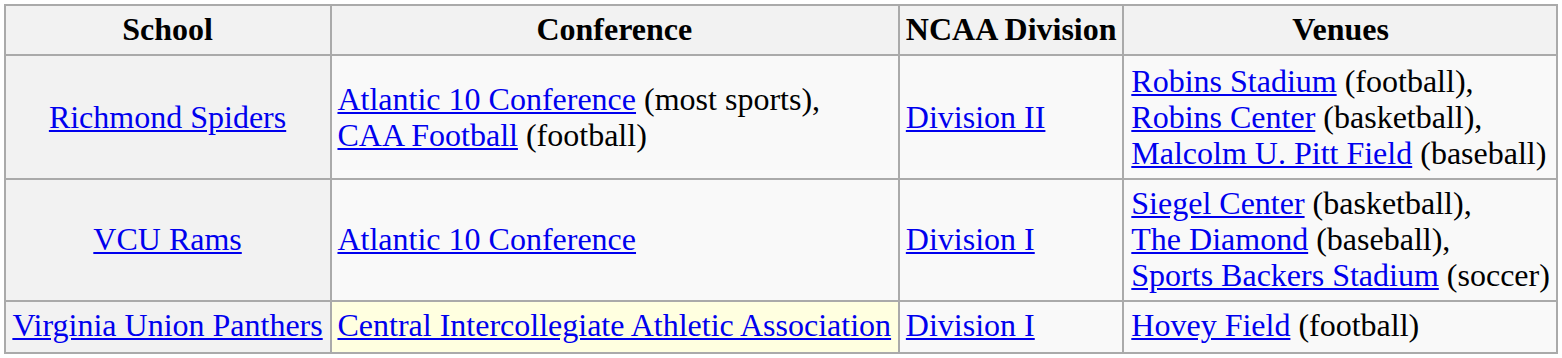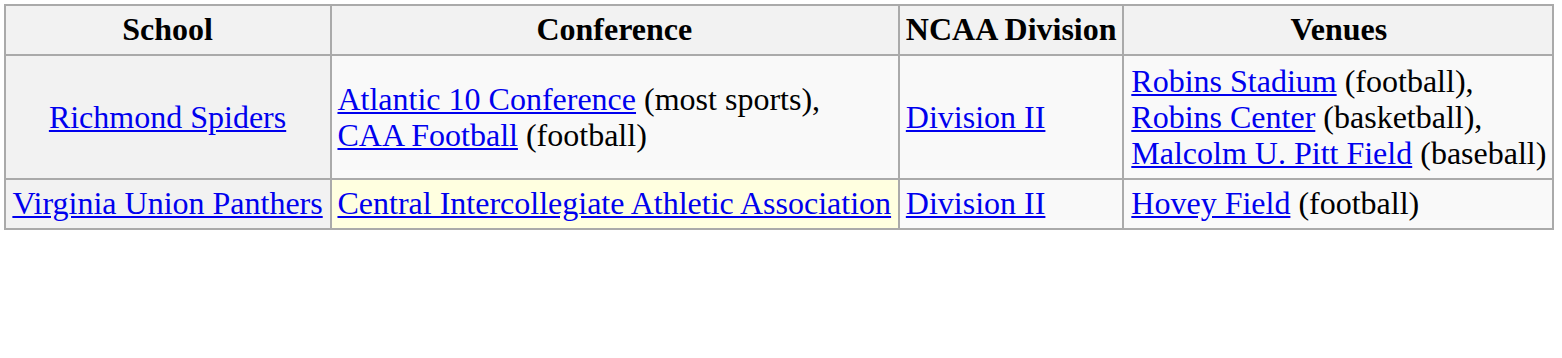- row: (168, 239)
(970, 326) Division I -> (976, 203) Division II
